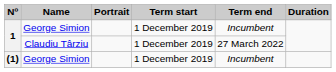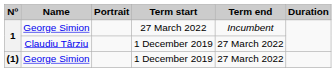(173, 28) 1 December 2019 -> (173, 28) 27 March 2022
(250, 59) Incumbent -> (250, 59) 27 March 2022
